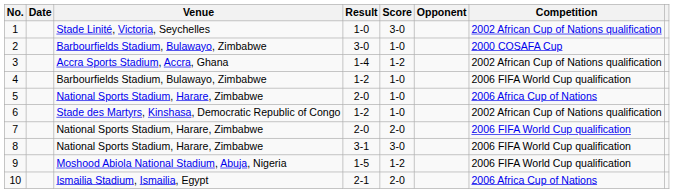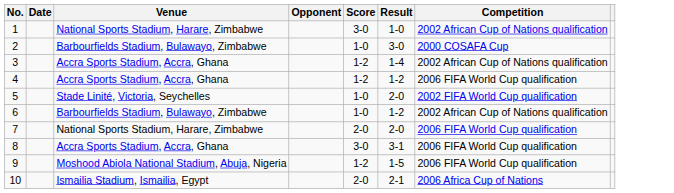columns swapped: (442, 12) <-> (362, 12)
(133, 29) Stade Linité, Victoria, Seychelles -> (160, 29) National Sports Stadium, Harare, Zimbabwe
(161, 79) Barbourfields Stadium, Bulawayo, Zimbabwe -> (142, 79) Accra Sports Stadium, Accra, Ghana
(397, 79) 1-0 -> (361, 79) 1-2
(160, 96) National Sports Stadium, Harare, Zimbabwe -> (133, 96) Stade Linité, Victoria, Seychelles
(534, 96) 2006 Africa Cup of Nations -> (497, 96) 2002 FIFA World Cup qualification
(198, 113) Stade des Martyrs, Kinshasa, Democratic Republic of Congo -> (161, 113) Barbourfields Stadium, Bulawayo, Zimbabwe
(160, 146) National Sports Stadium, Harare, Zimbabwe -> (142, 146) Accra Sports Stadium, Accra, Ghana
